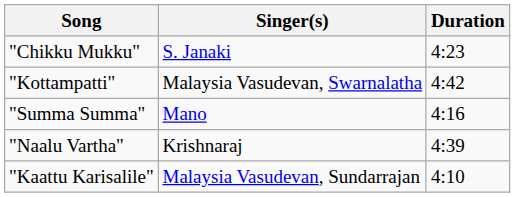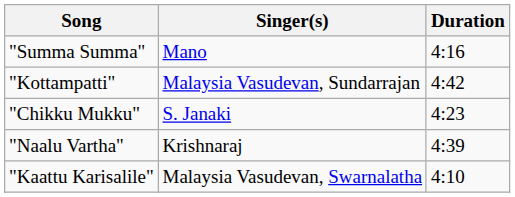rows swapped: (77, 114) <-> (75, 51)
(292, 83) Malaysia Vasudevan, Swarnalatha -> (291, 83) Malaysia Vasudevan, Sundarrajan
(291, 176) Malaysia Vasudevan, Sundarrajan -> (292, 176) Malaysia Vasudevan, Swarnalatha
